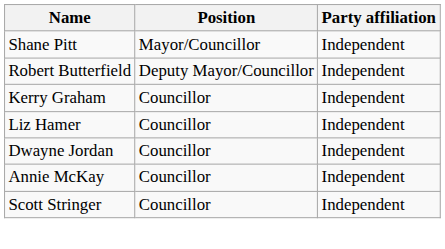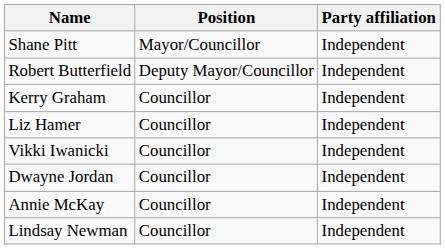+ row: (59, 151)
+ row: (68, 230)
- row: (55, 204)
